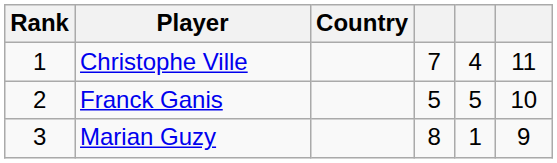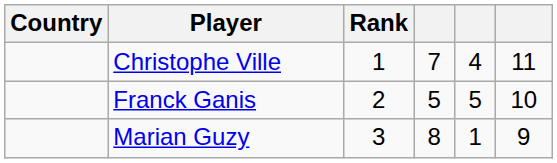columns swapped: (40, 23) <-> (362, 23)
